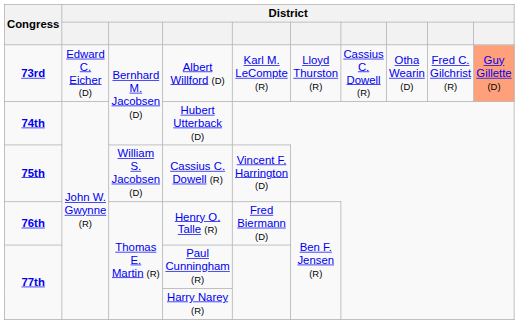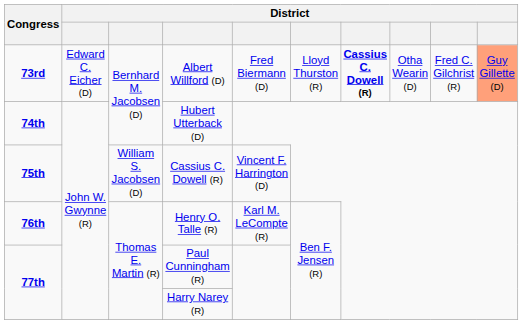(262, 73) Karl M. LeCompte (R) -> (262, 73) Fred Biermann (D)
(364, 73) normal -> (365, 73) bold
(262, 223) Fred Biermann (D) -> (262, 223) Karl M. LeCompte (R)
